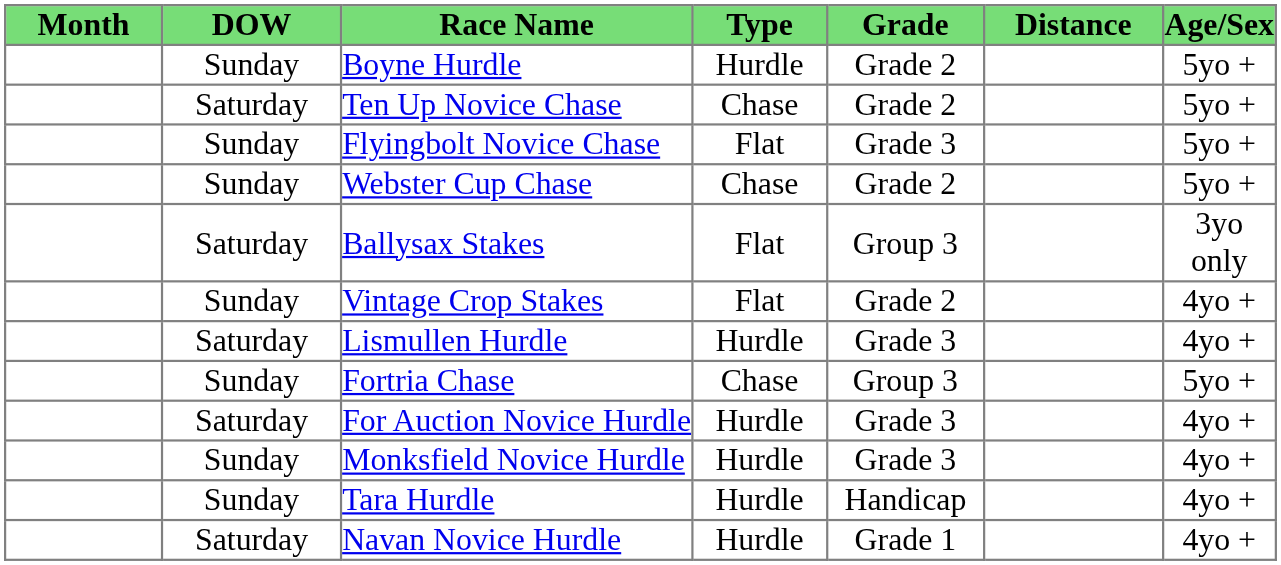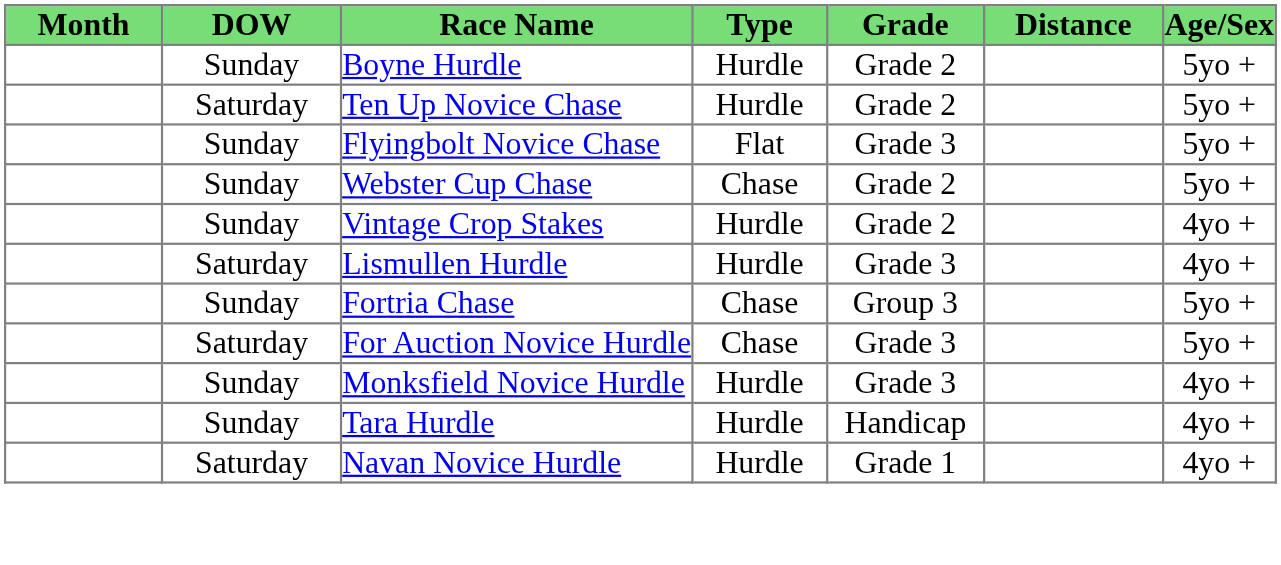(760, 103) Chase -> (760, 103) Hurdle
- row: (443, 242)
(760, 300) Flat -> (760, 223) Hurdle
(760, 419) Hurdle -> (760, 342) Chase
(1219, 419) 4yo + -> (1219, 342) 5yo +
